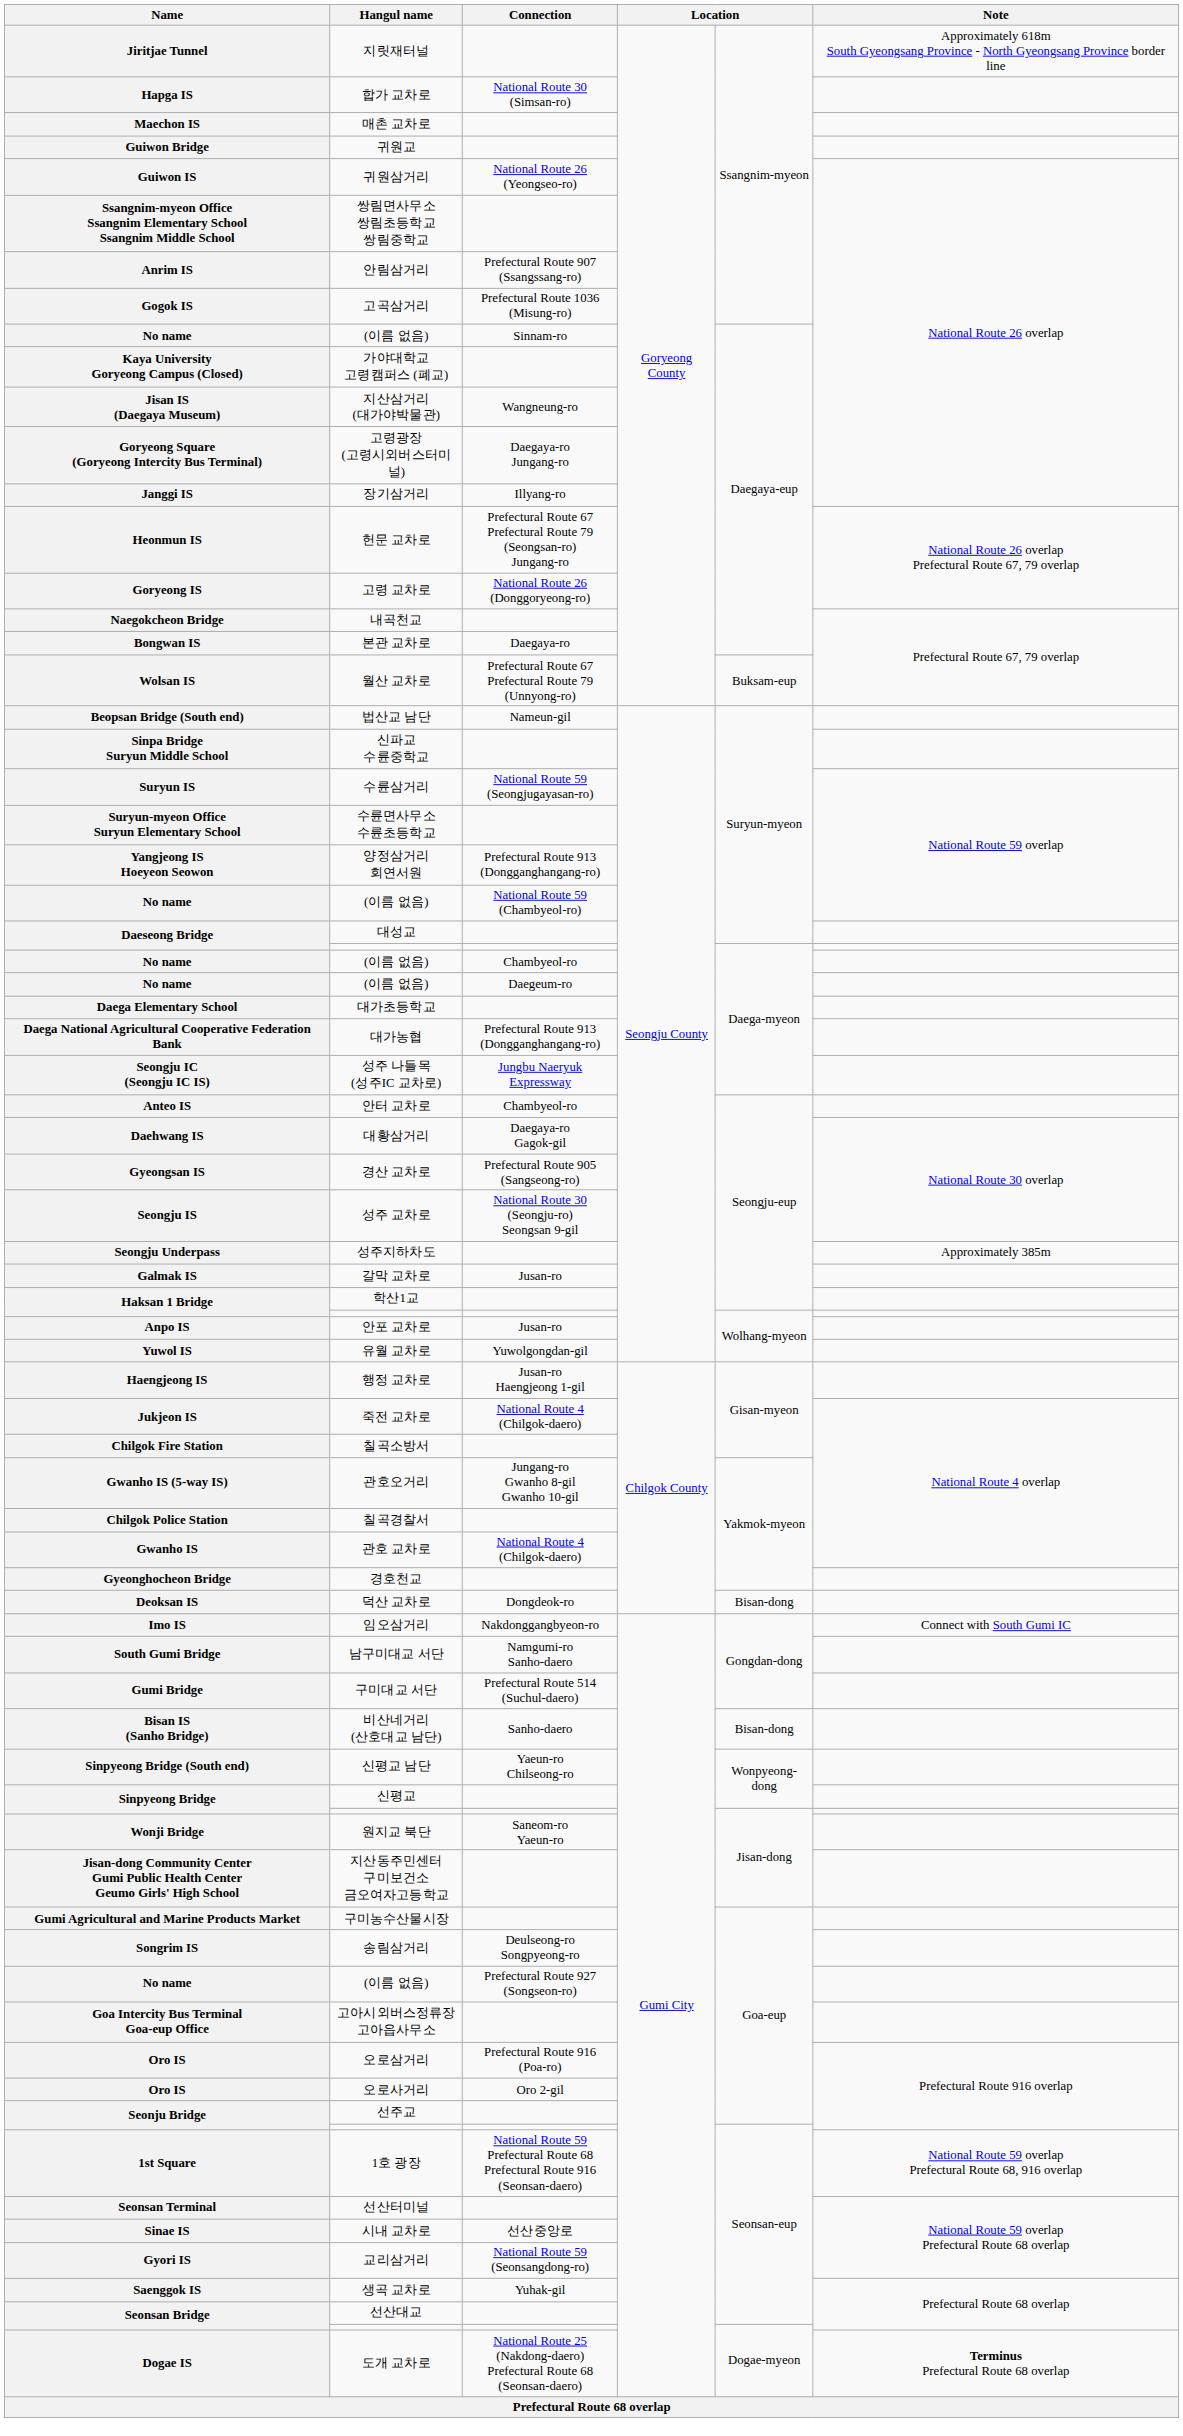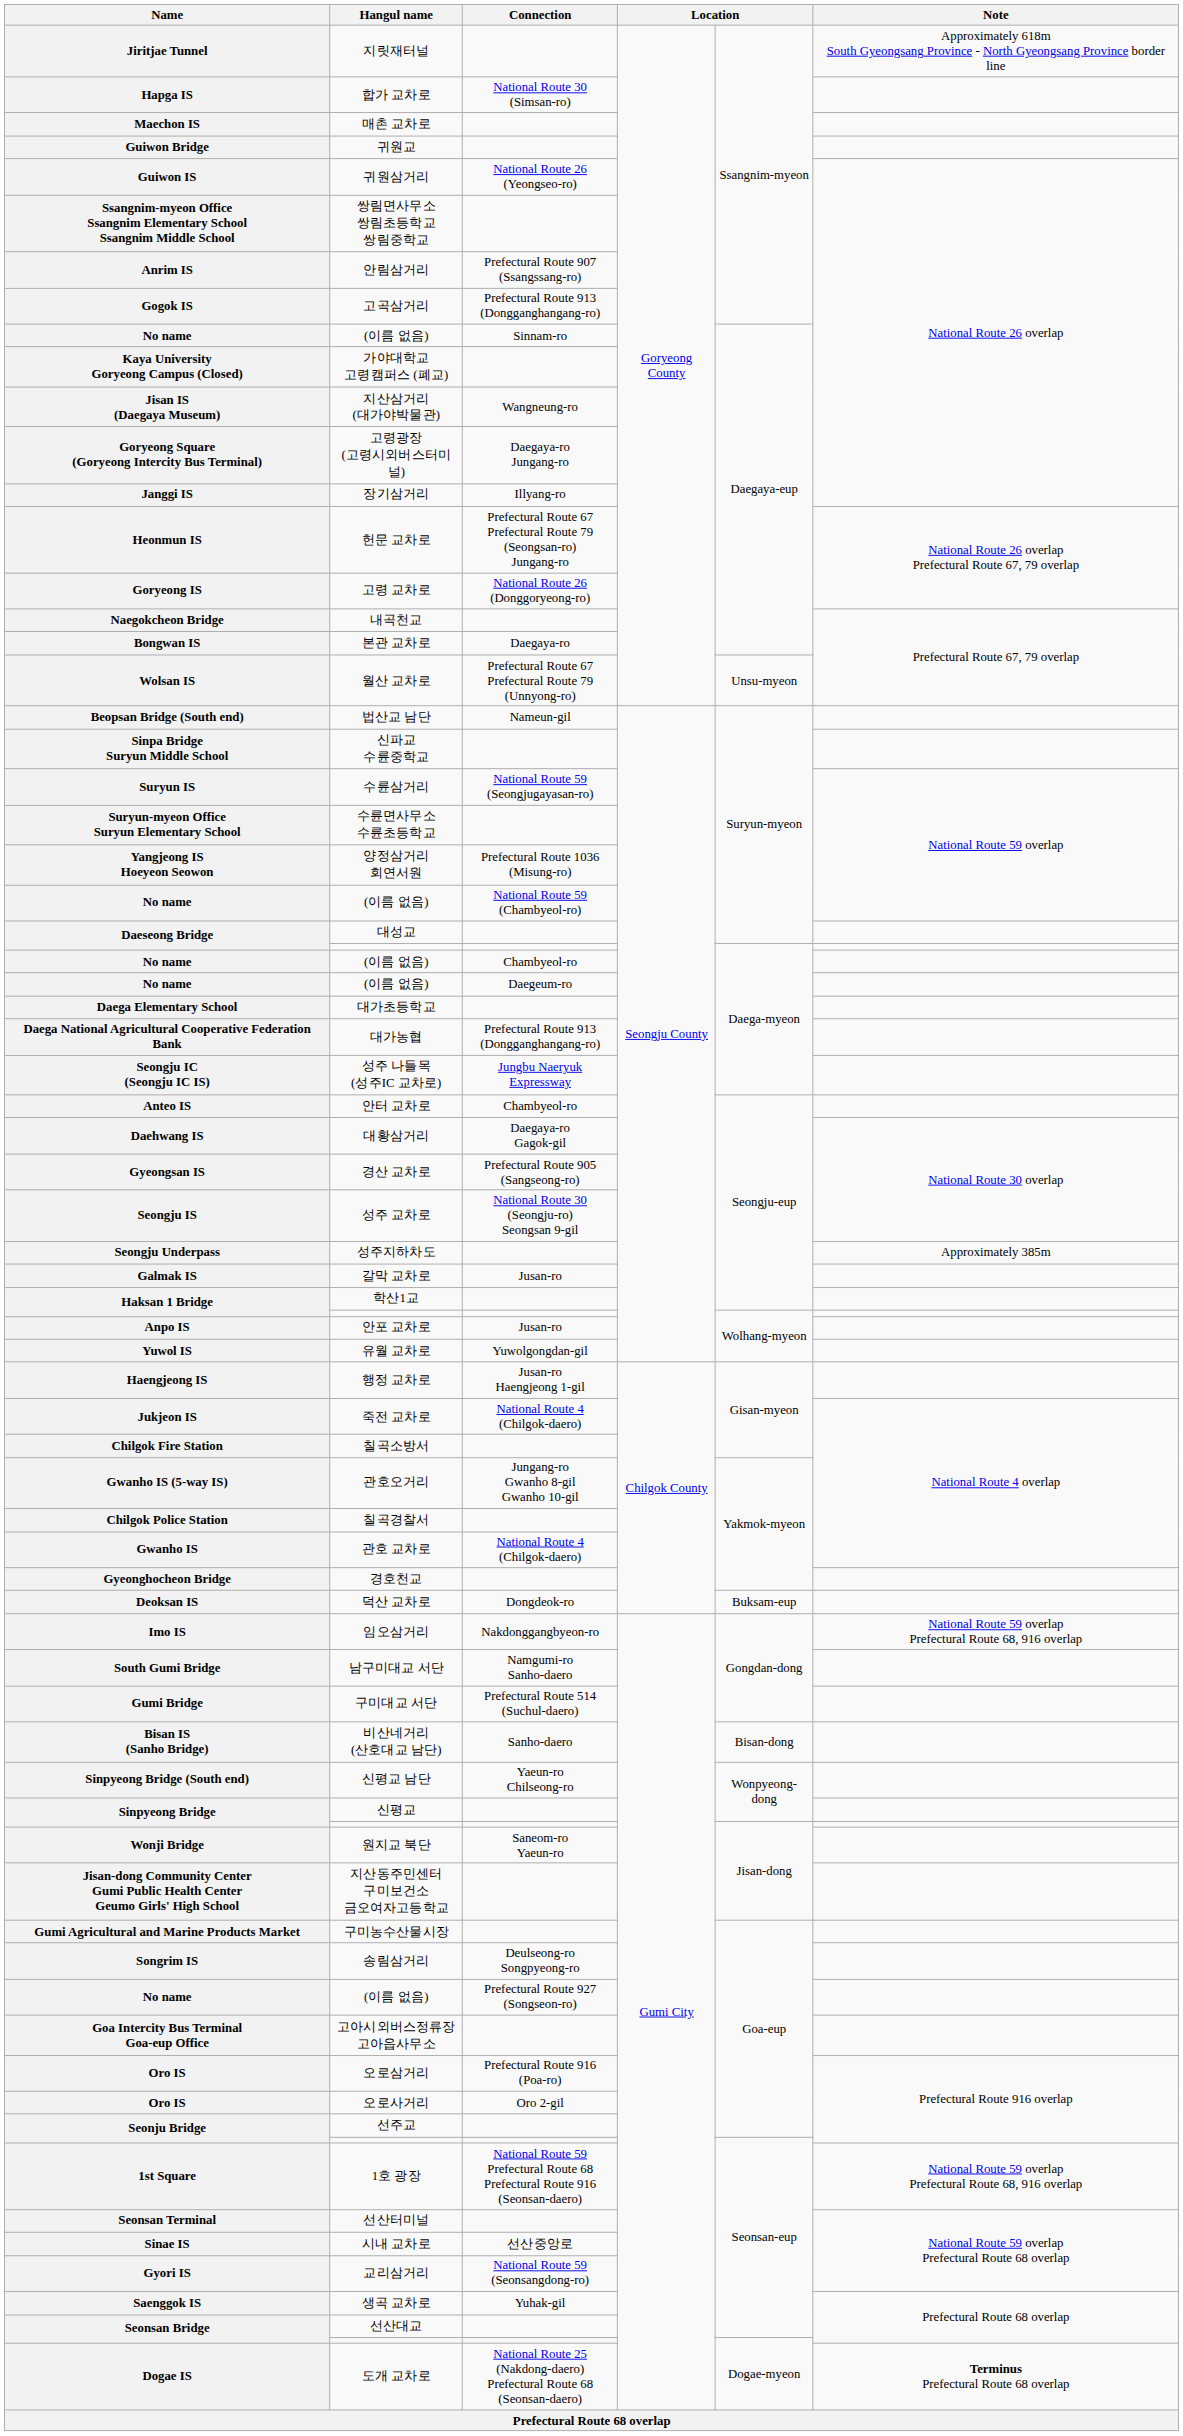(540, 305) Prefectural Route 1036 (Misung-ro) -> (540, 305) Prefectural Route 913 (Dongganghangang-ro)
(764, 680) Buksam-eup -> (764, 680) Unsu-myeon
(540, 864) Prefectural Route 913 (Dongganghangang-ro) -> (540, 864) Prefectural Route 1036 (Misung-ro)
(764, 1601) Bisan-dong -> (764, 1601) Buksam-eup
(996, 1624) Connect with South Gumi IC -> (996, 1631) National Route 59 overlap Prefectural Route 68, 916 overlap
